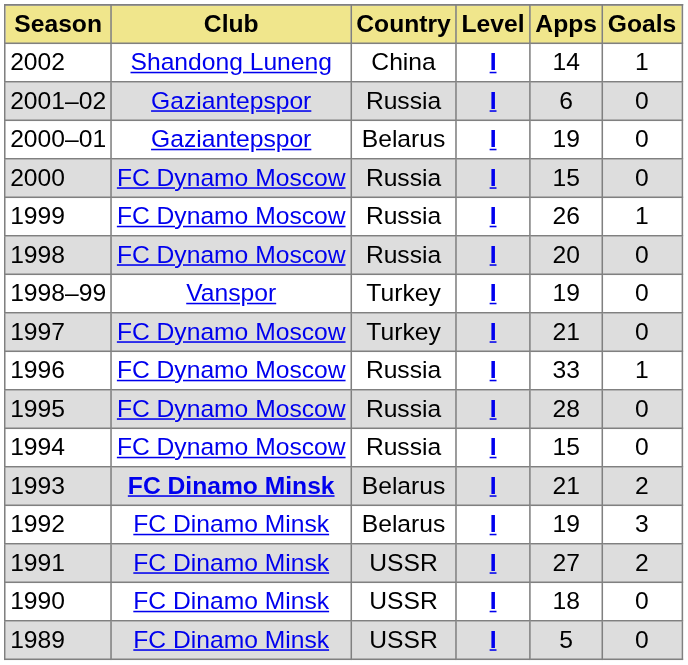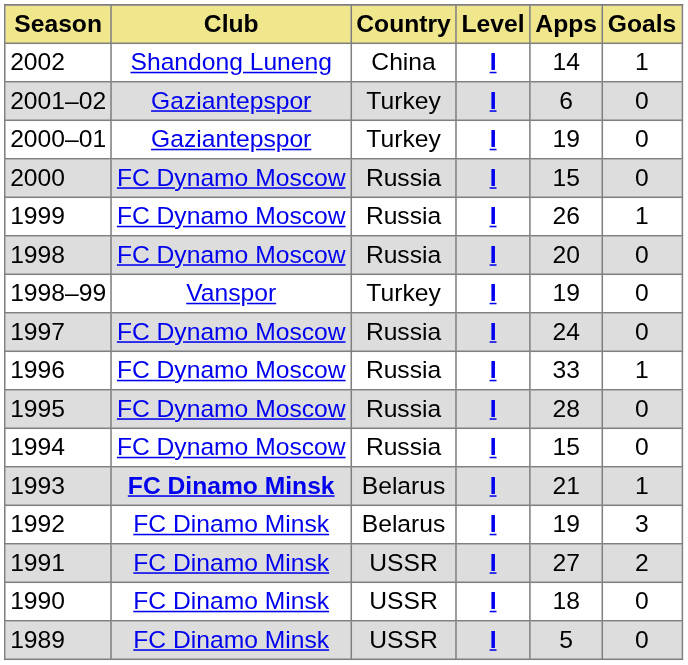(404, 100) Russia -> (404, 100) Turkey
(404, 139) Belarus -> (404, 139) Turkey
(404, 331) Turkey -> (404, 331) Russia
(566, 331) 21 -> (566, 331) 24
(642, 485) 2 -> (642, 485) 1
